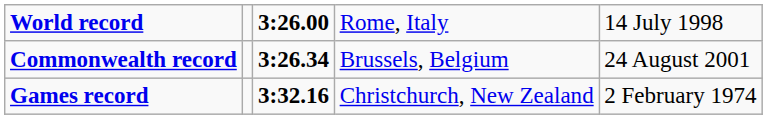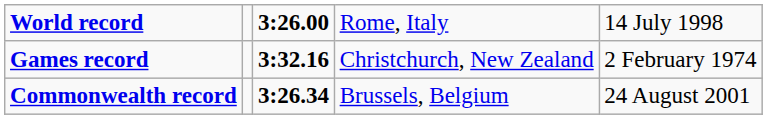rows swapped: (123, 59) <-> (79, 95)
